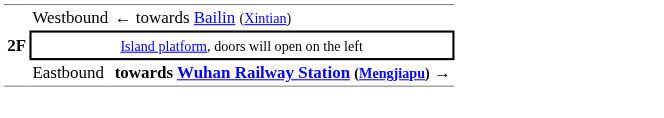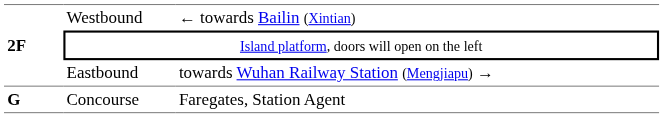(283, 72) bold -> (336, 72) normal
+ row: (103, 99)
